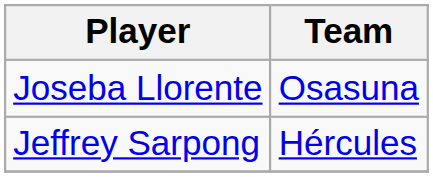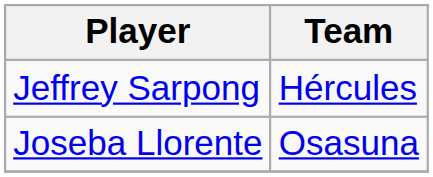rows swapped: (138, 87) <-> (137, 143)
